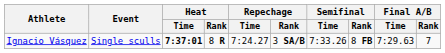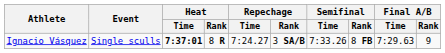(429, 40) 7 -> (429, 40) 9
